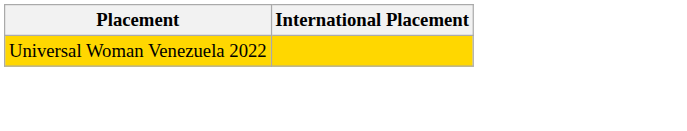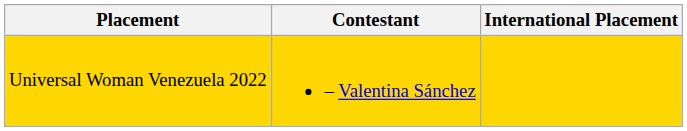+ column: (376, 20)
